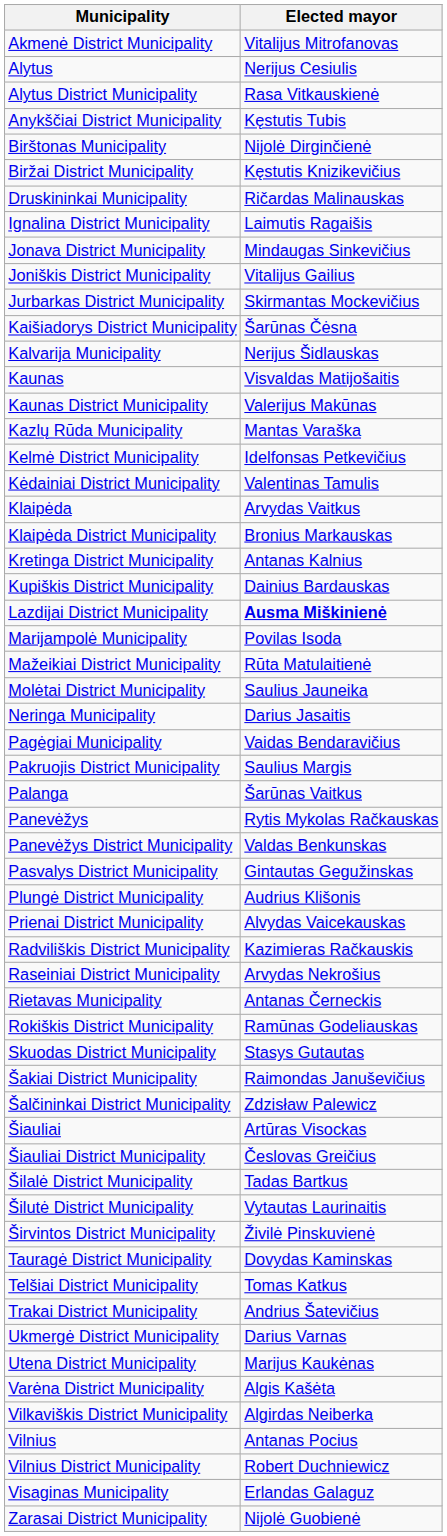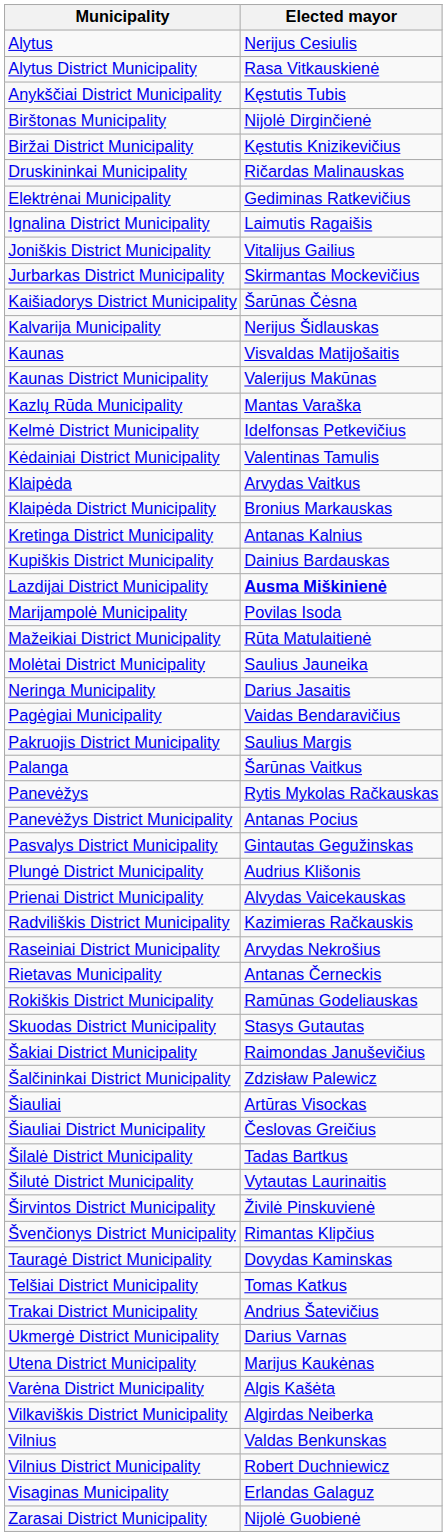- row: (110, 43)
+ row: (89, 198)
- row: (107, 250)
(315, 845) Valdas Benkunskas -> (301, 819) Antanas Pocius
+ row: (122, 1233)
(301, 1440) Antanas Pocius -> (315, 1440) Valdas Benkunskas
